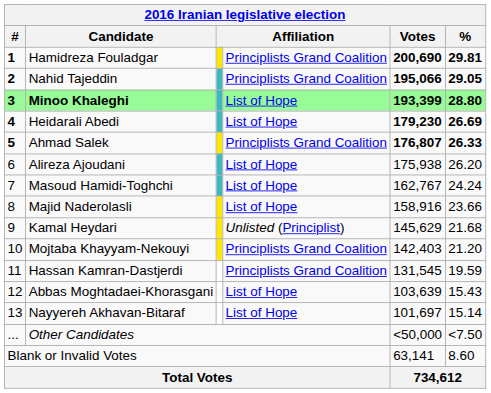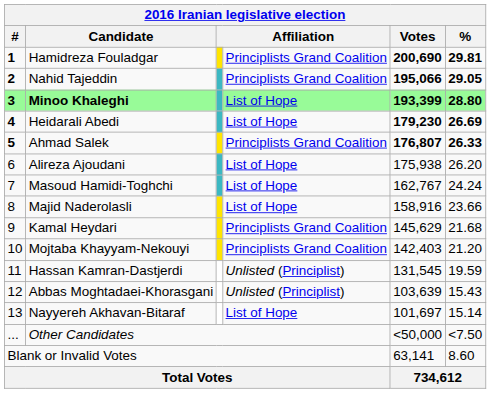(285, 228) Unlisted (Principlist) -> (306, 228) Principlists Grand Coalition
(306, 270) Principlists Grand Coalition -> (285, 270) Unlisted (Principlist)
(261, 292) List of Hope -> (285, 292) Unlisted (Principlist)
